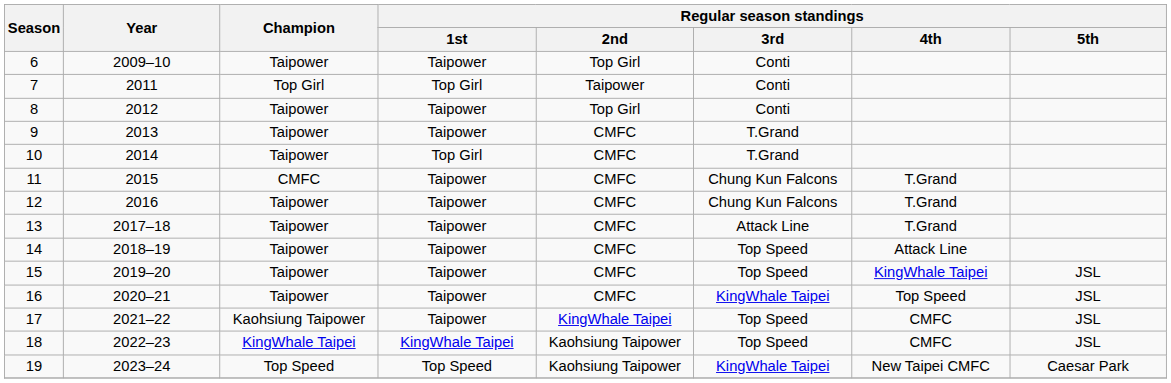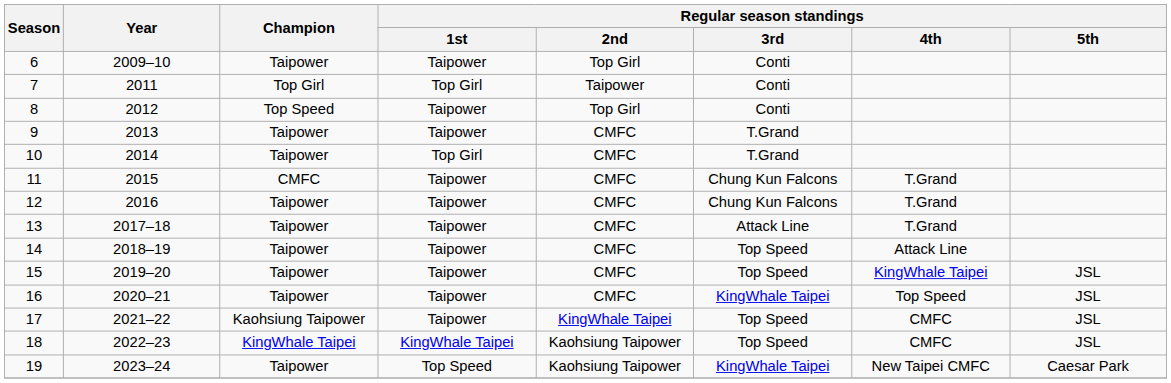(299, 109) Taipower -> (299, 109) Top Speed
(299, 366) Top Speed -> (299, 366) Taipower
